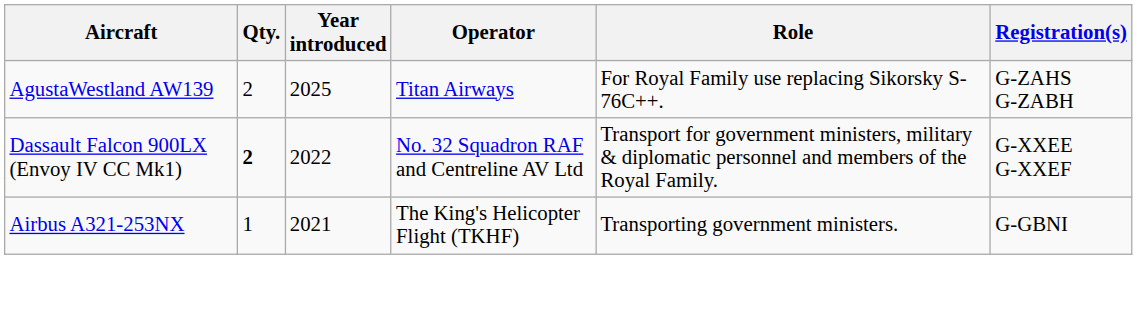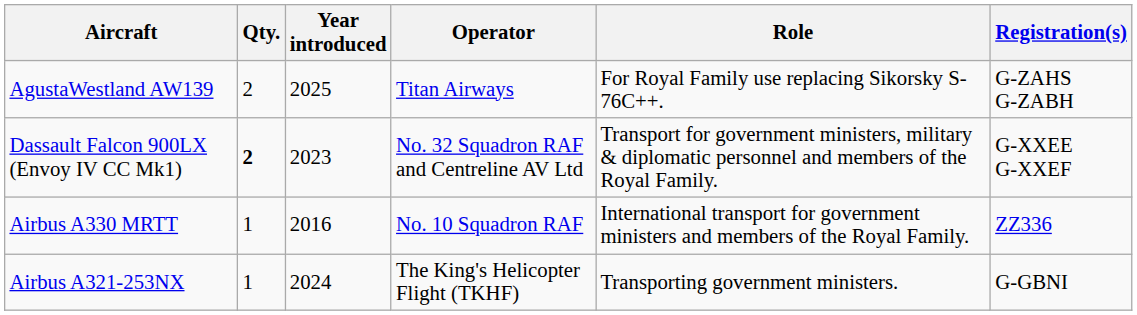(311, 157) 2022 -> (311, 157) 2023
+ row: (94, 225)
(311, 225) 2021 -> (311, 281) 2024
